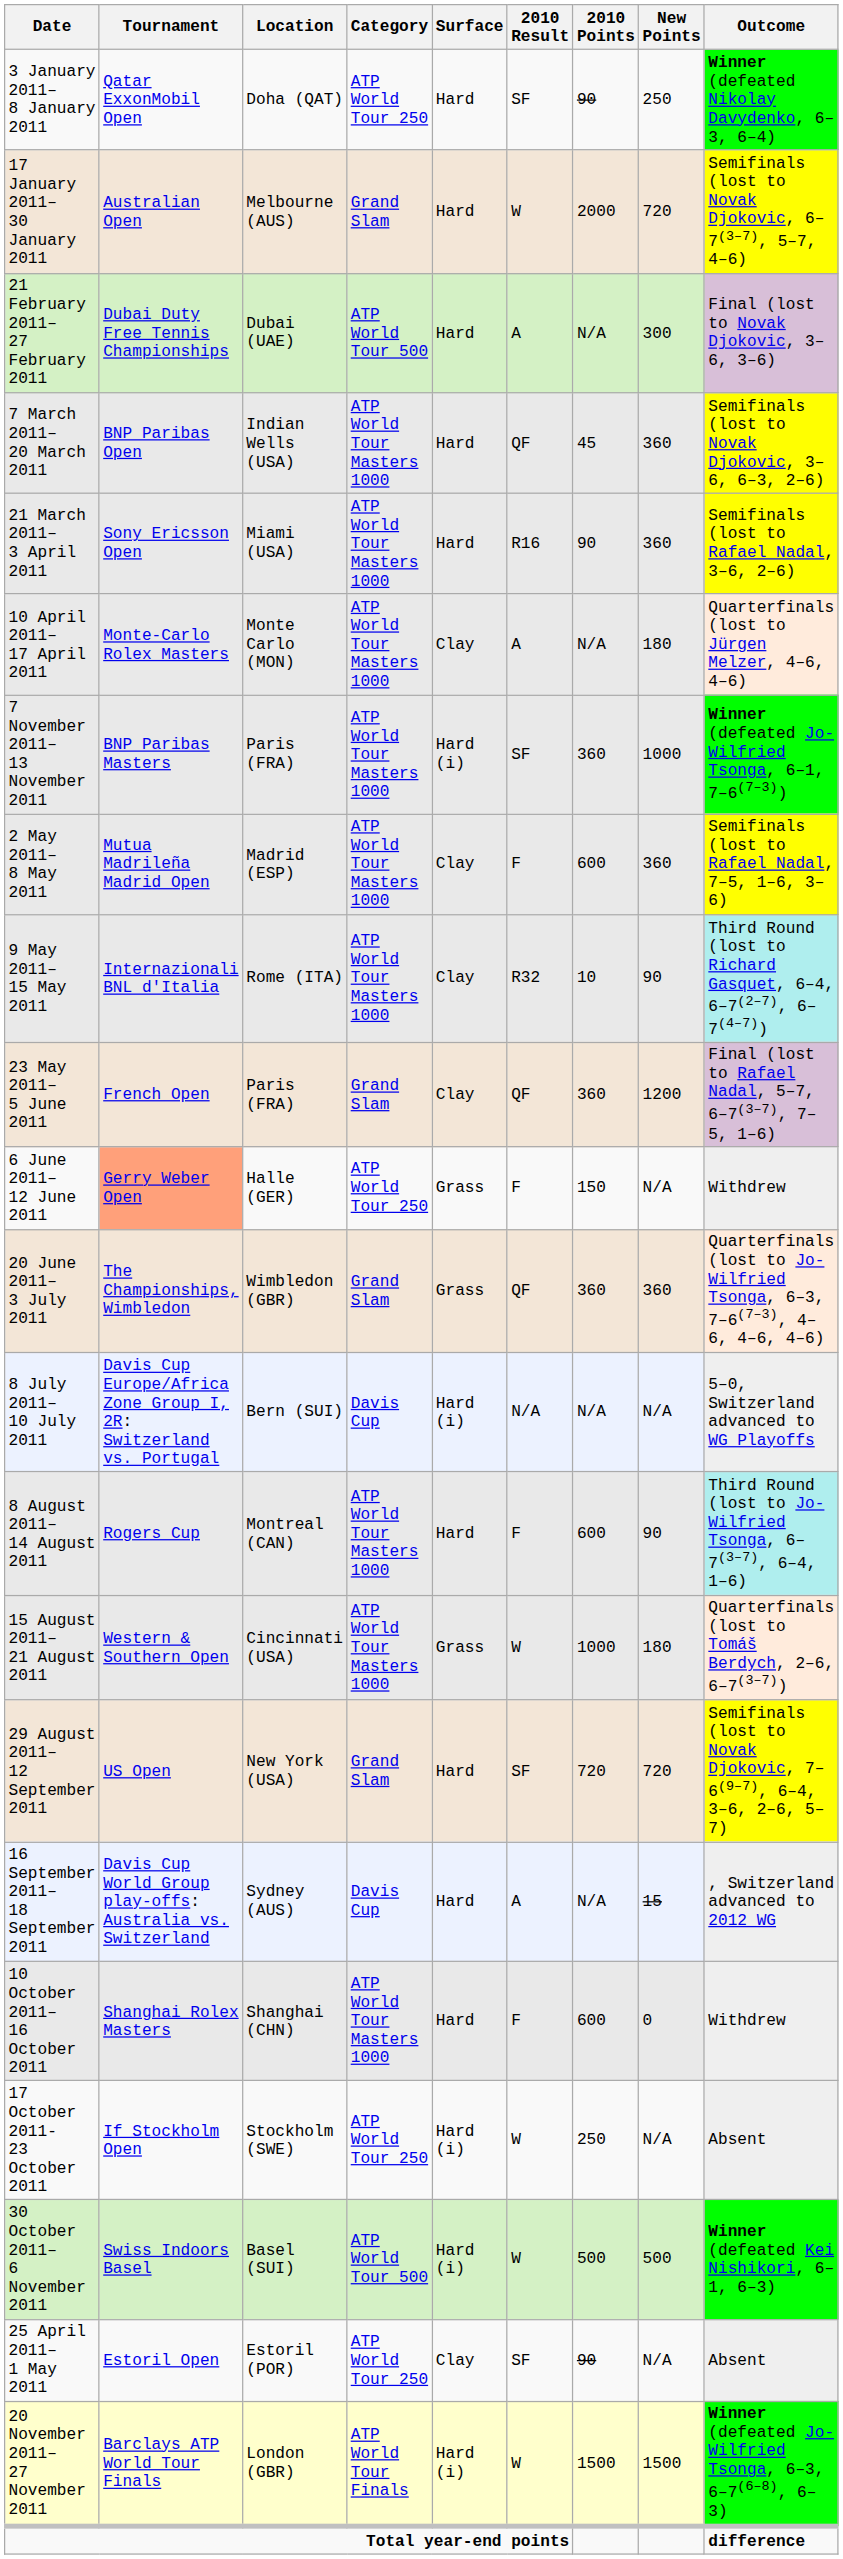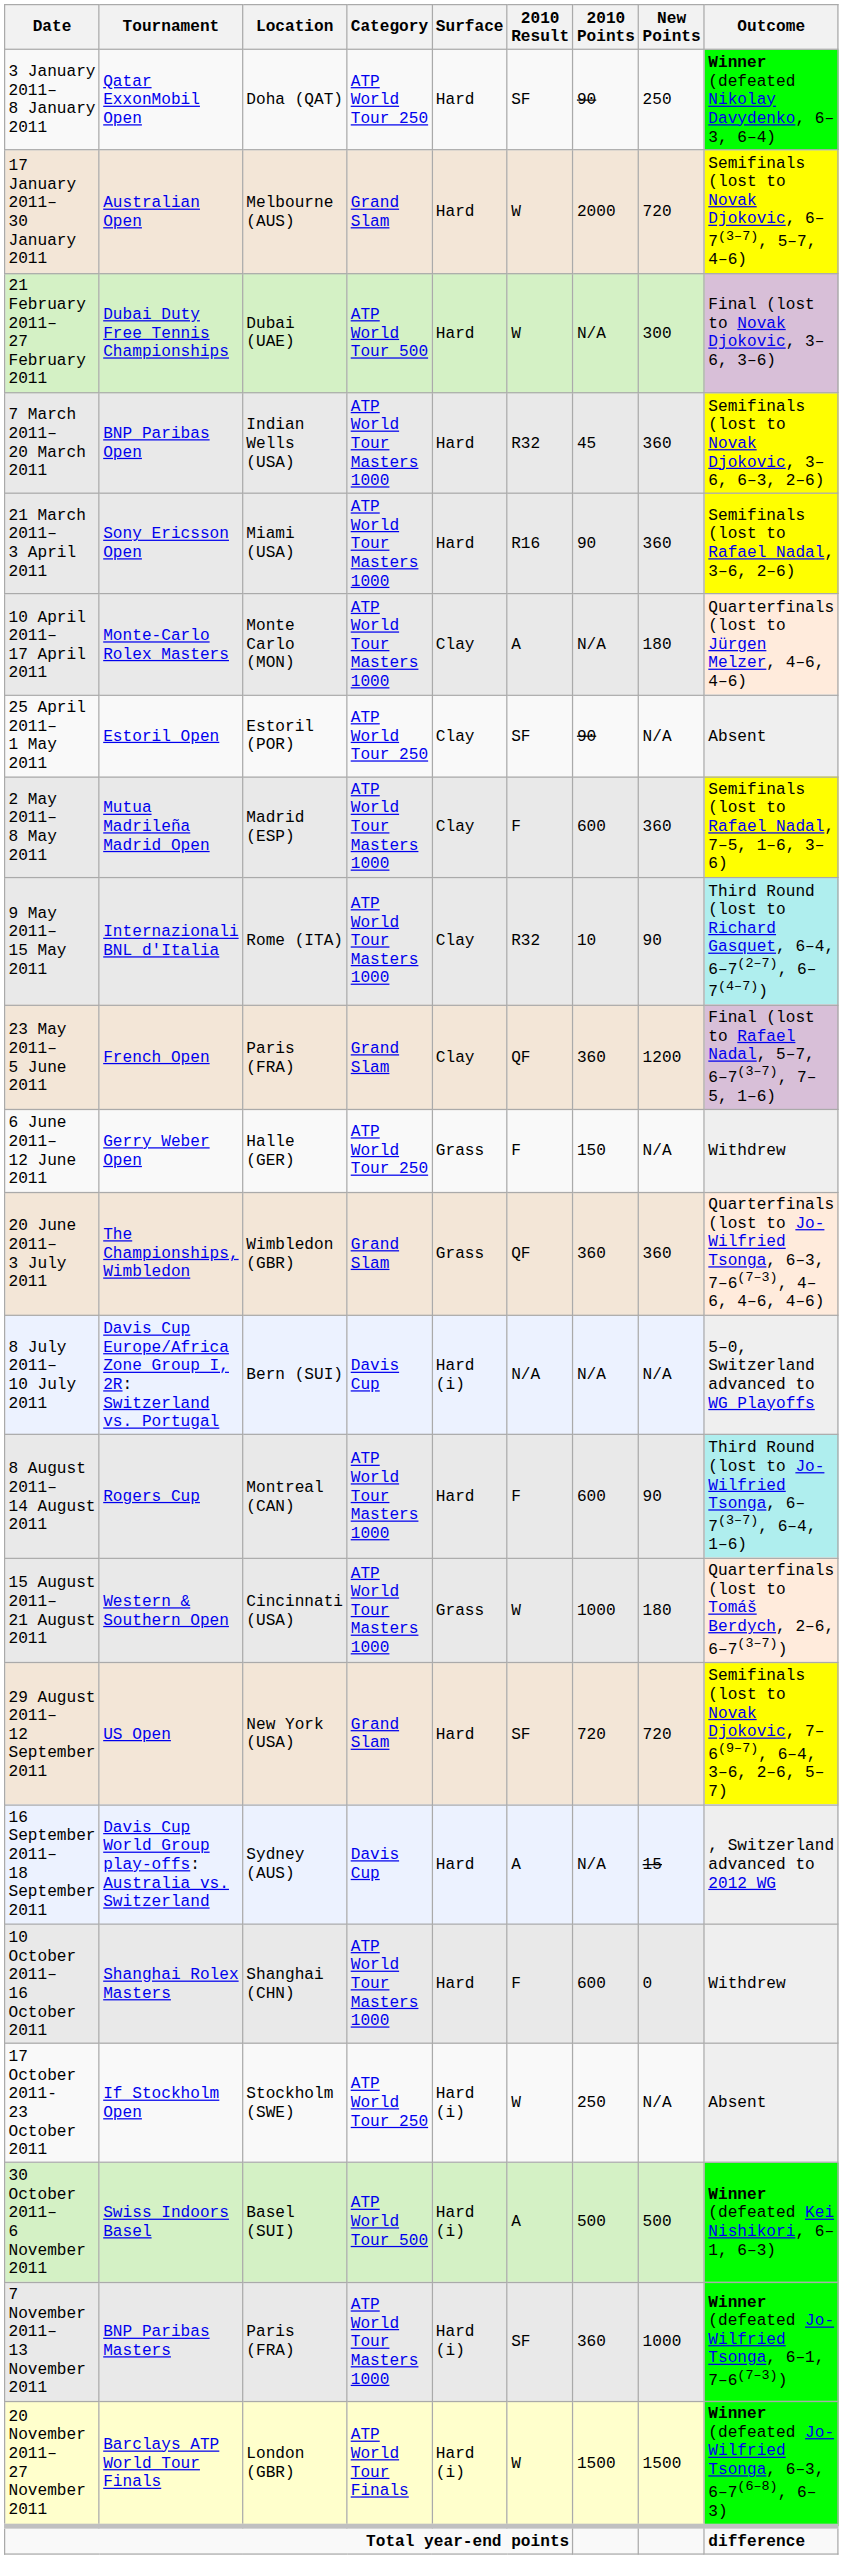(516, 333) A -> (516, 333) W
(521, 443) QF -> (526, 443) R32
rows swapped: (47, 2360) <-> (47, 754)
(156, 1188) lightsalmon background -> (156, 1151) no background
(516, 2260) W -> (516, 2222) A
